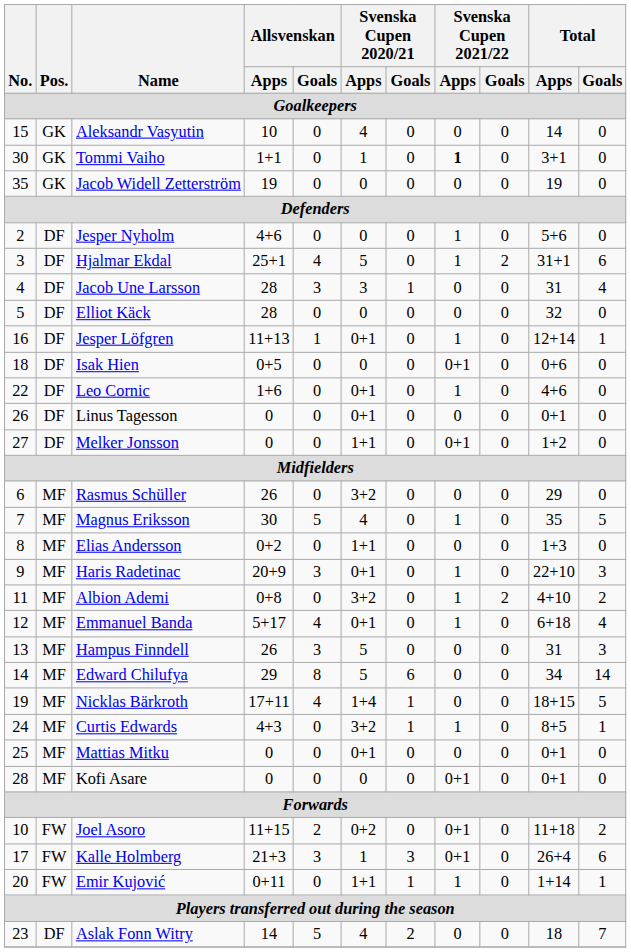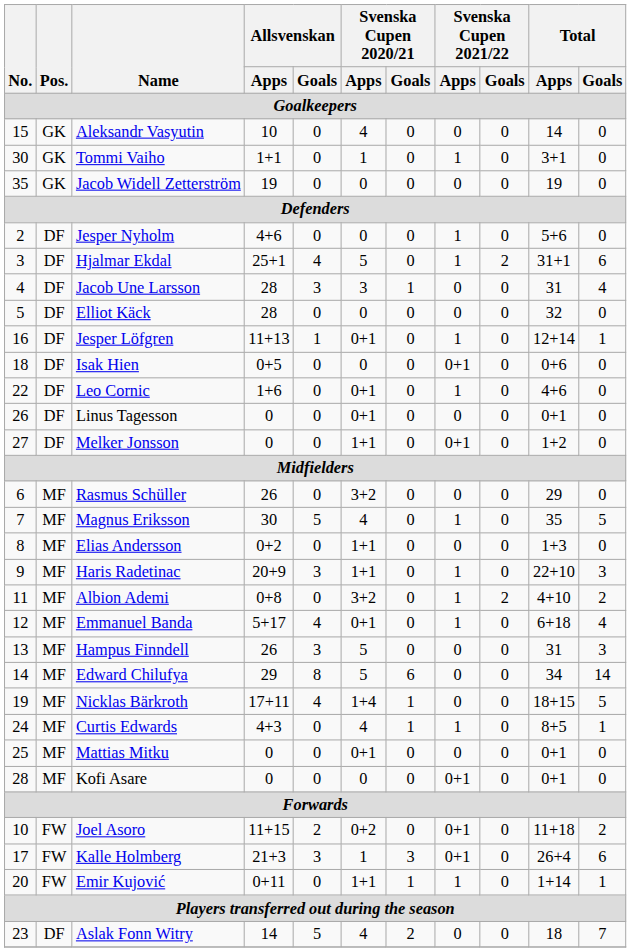(458, 157) bold -> (458, 157) normal
(363, 571) 0+1 -> (363, 571) 1+1
(363, 727) 3+2 -> (363, 727) 4
